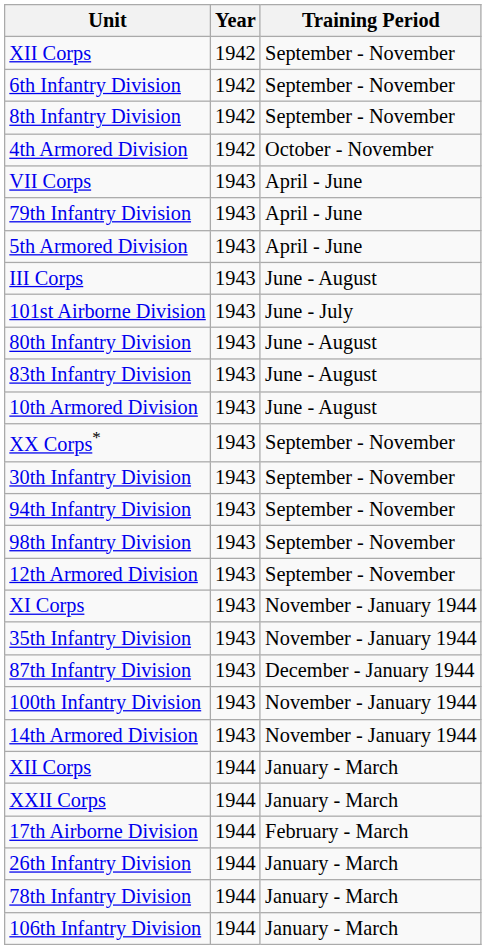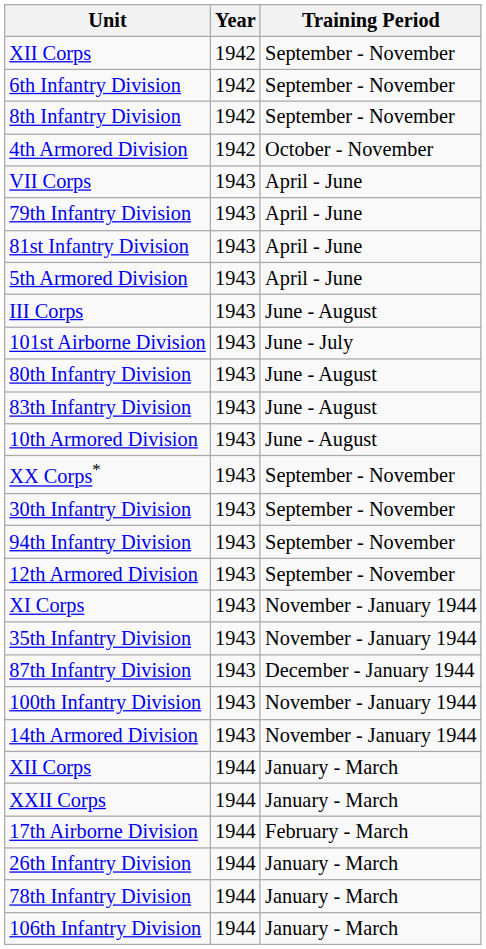+ row: (99, 246)
- row: (100, 541)
